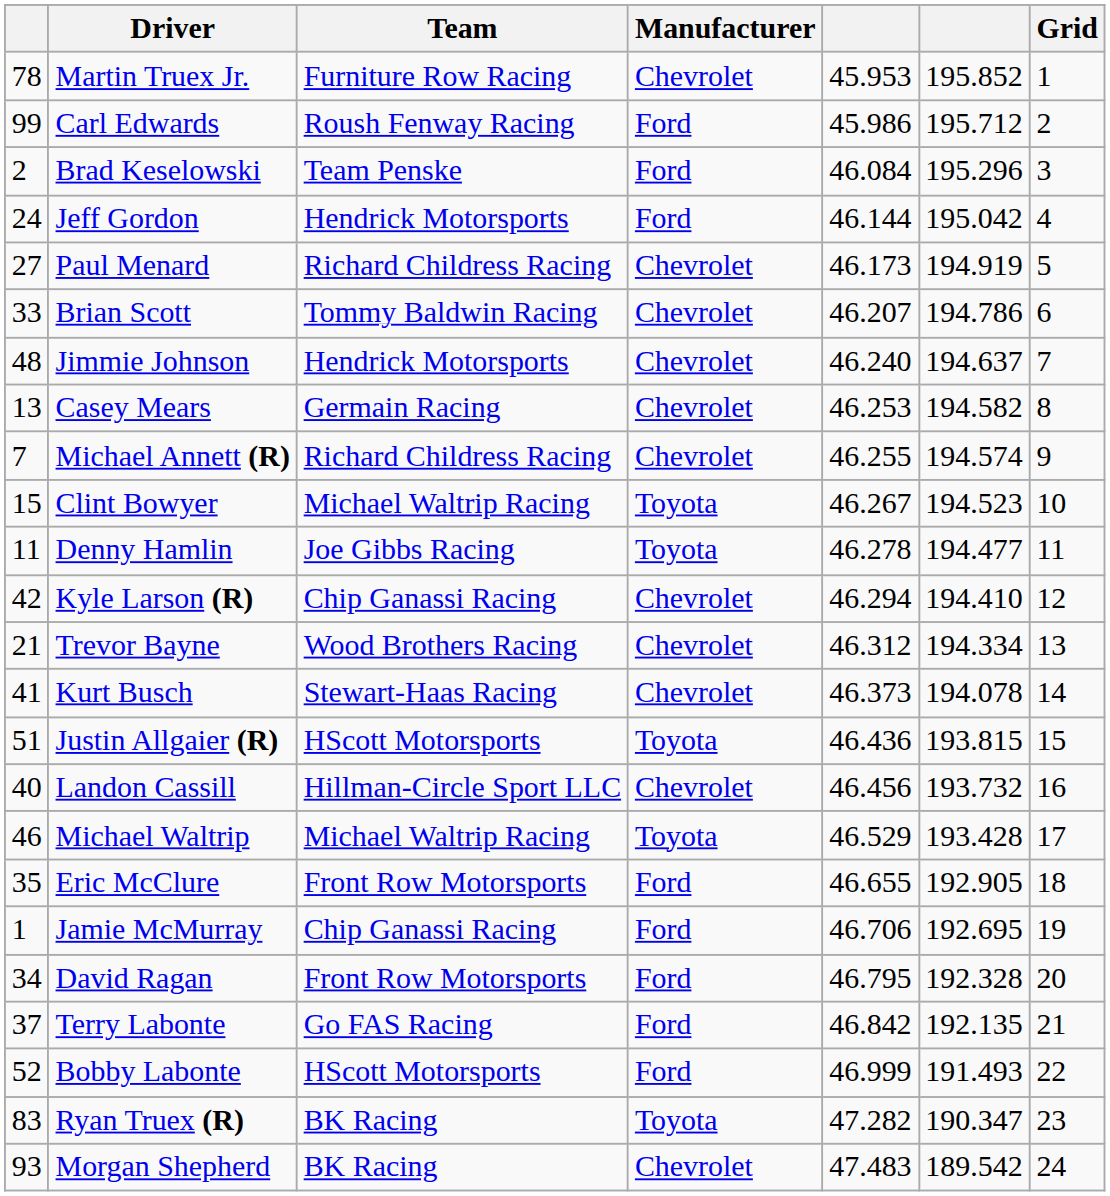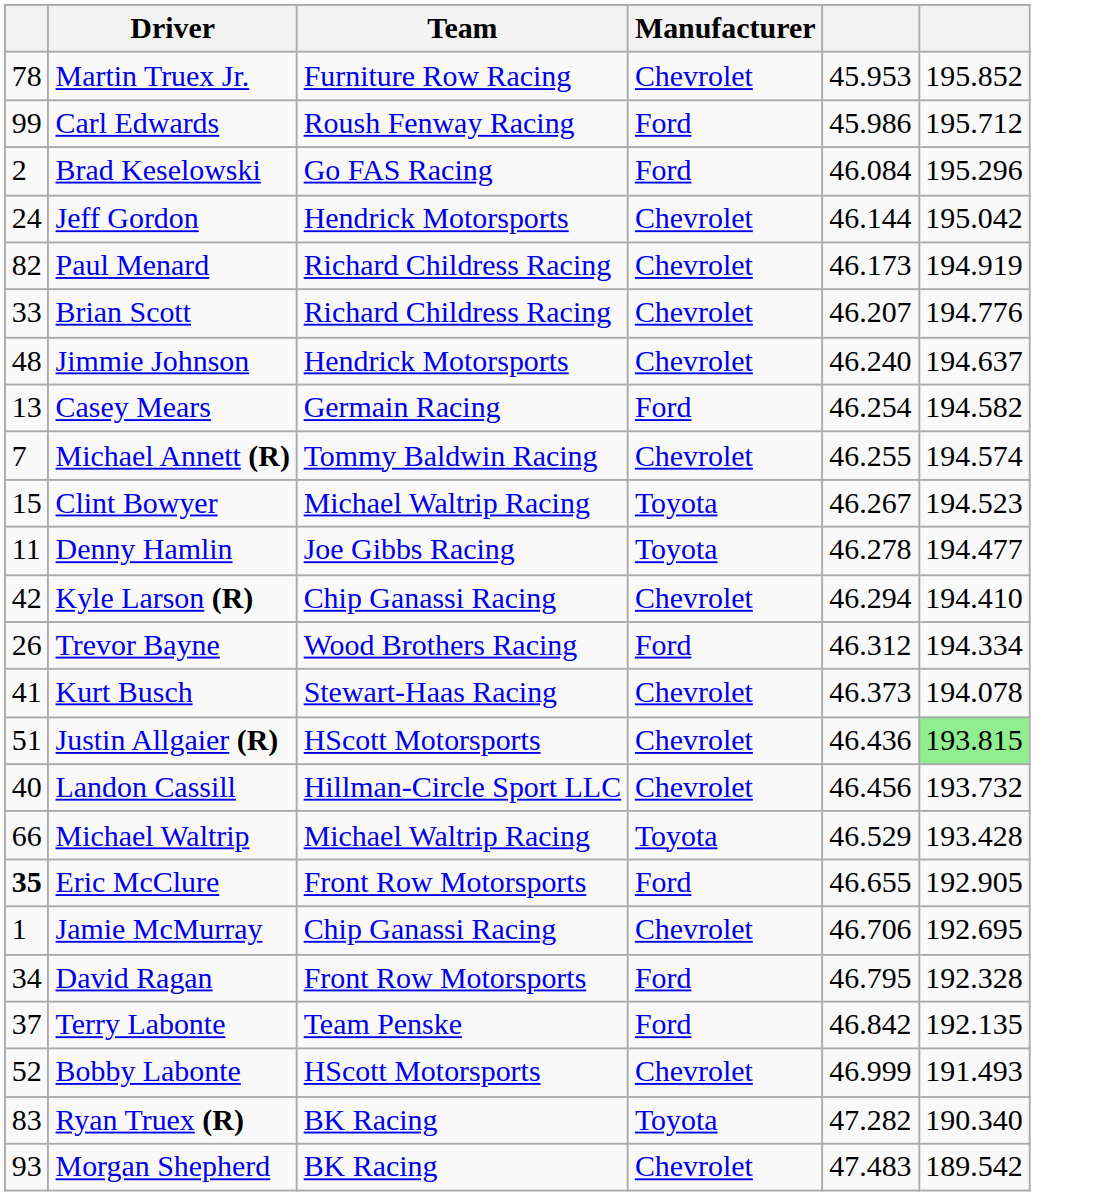- column: (1067, 28)
(383, 170) Team Penske -> (398, 170) Go FAS Racing
(663, 218) Ford -> (694, 218) Chevrolet
(27, 265) 27 -> (27, 265) 82
(451, 312) Tommy Baldwin Racing -> (457, 312) Richard Childress Racing
(974, 312) 194.786 -> (974, 312) 194.776
(694, 407) Chevrolet -> (663, 407) Ford
(870, 407) 46.253 -> (870, 407) 46.254
(457, 455) Richard Childress Racing -> (451, 455) Tommy Baldwin Racing
(27, 645) 21 -> (27, 645) 26
(694, 645) Chevrolet -> (663, 645) Ford
(676, 739) Toyota -> (694, 739) Chevrolet
(974, 739) no background -> (974, 739) lightgreen background
(27, 834) 46 -> (27, 834) 66
(27, 882) normal -> (27, 882) bold
(663, 929) Ford -> (694, 929) Chevrolet
(398, 1024) Go FAS Racing -> (383, 1024) Team Penske
(663, 1072) Ford -> (694, 1072) Chevrolet
(974, 1119) 190.347 -> (974, 1119) 190.340
